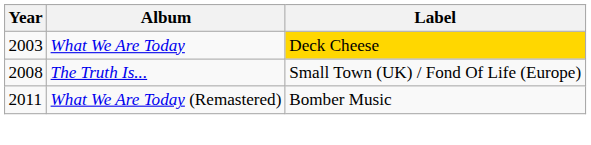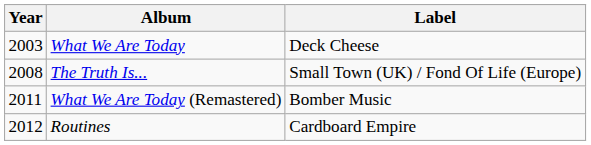(334, 45) gold background -> (334, 45) no background
+ row: (81, 126)
